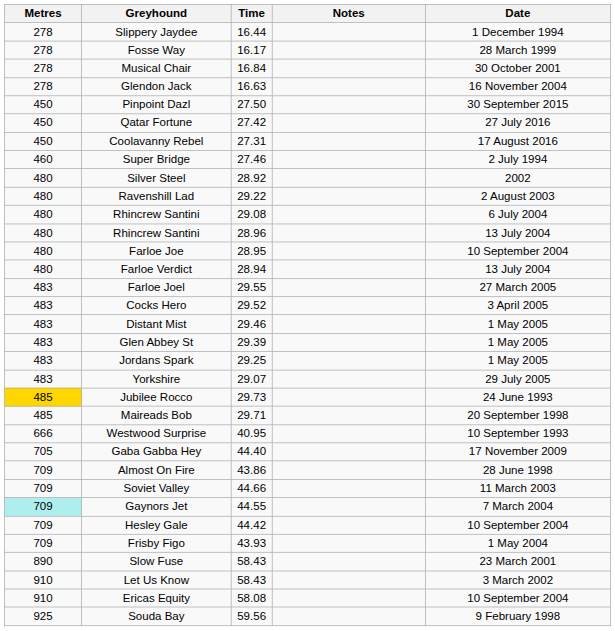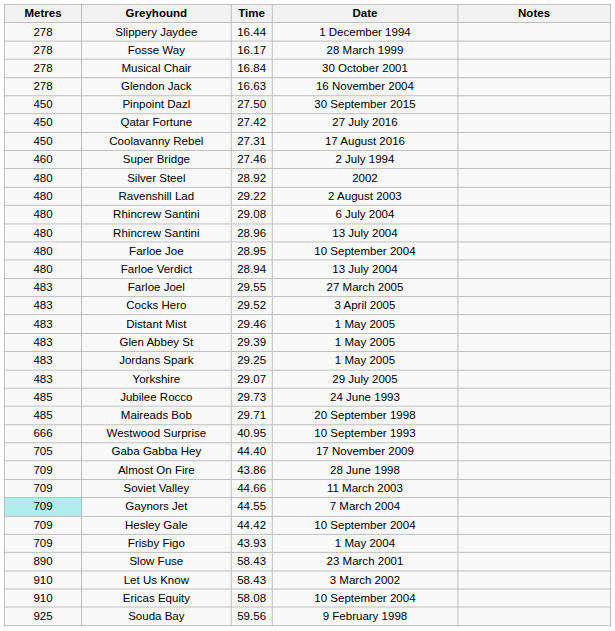columns swapped: (518, 13) <-> (349, 13)
(43, 397) gold background -> (43, 397) no background
